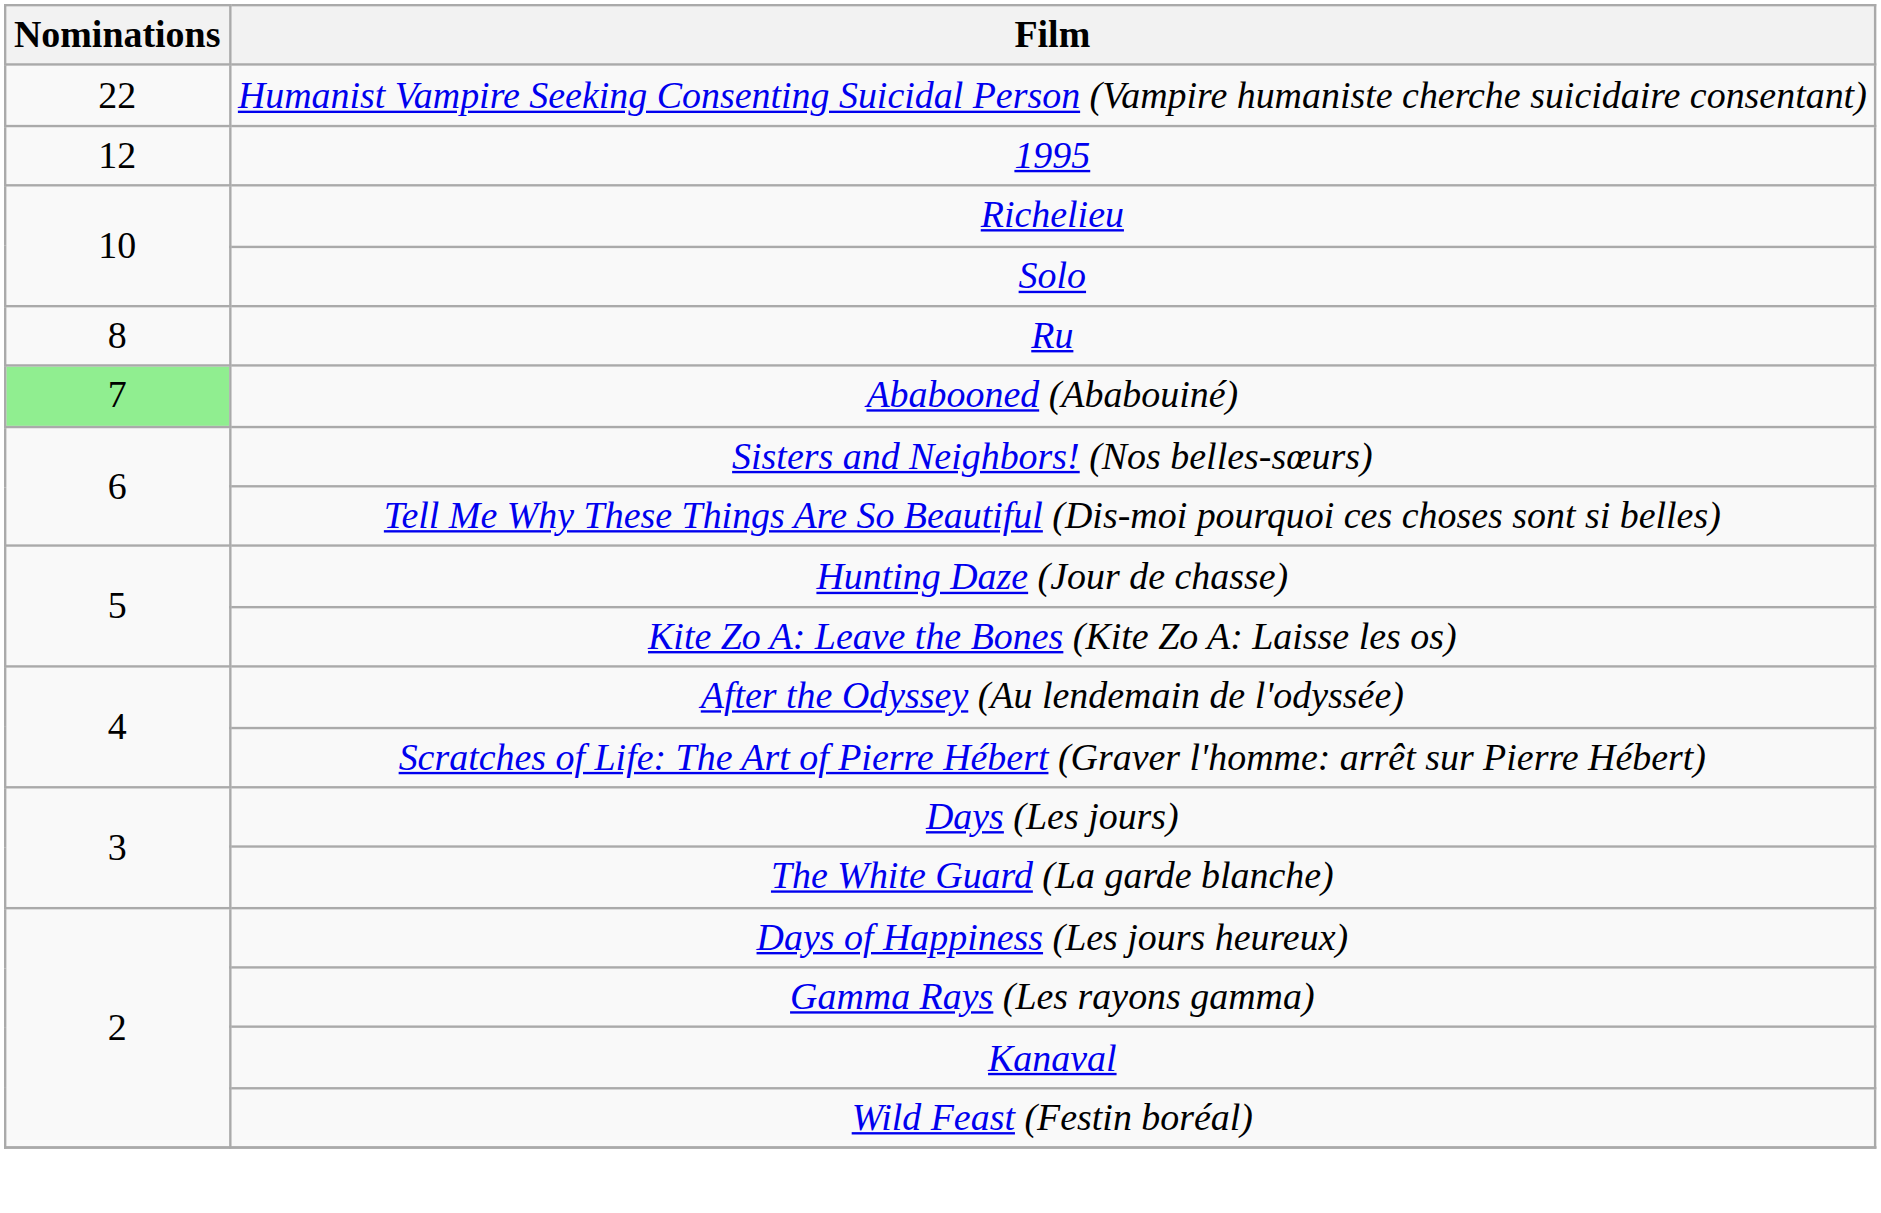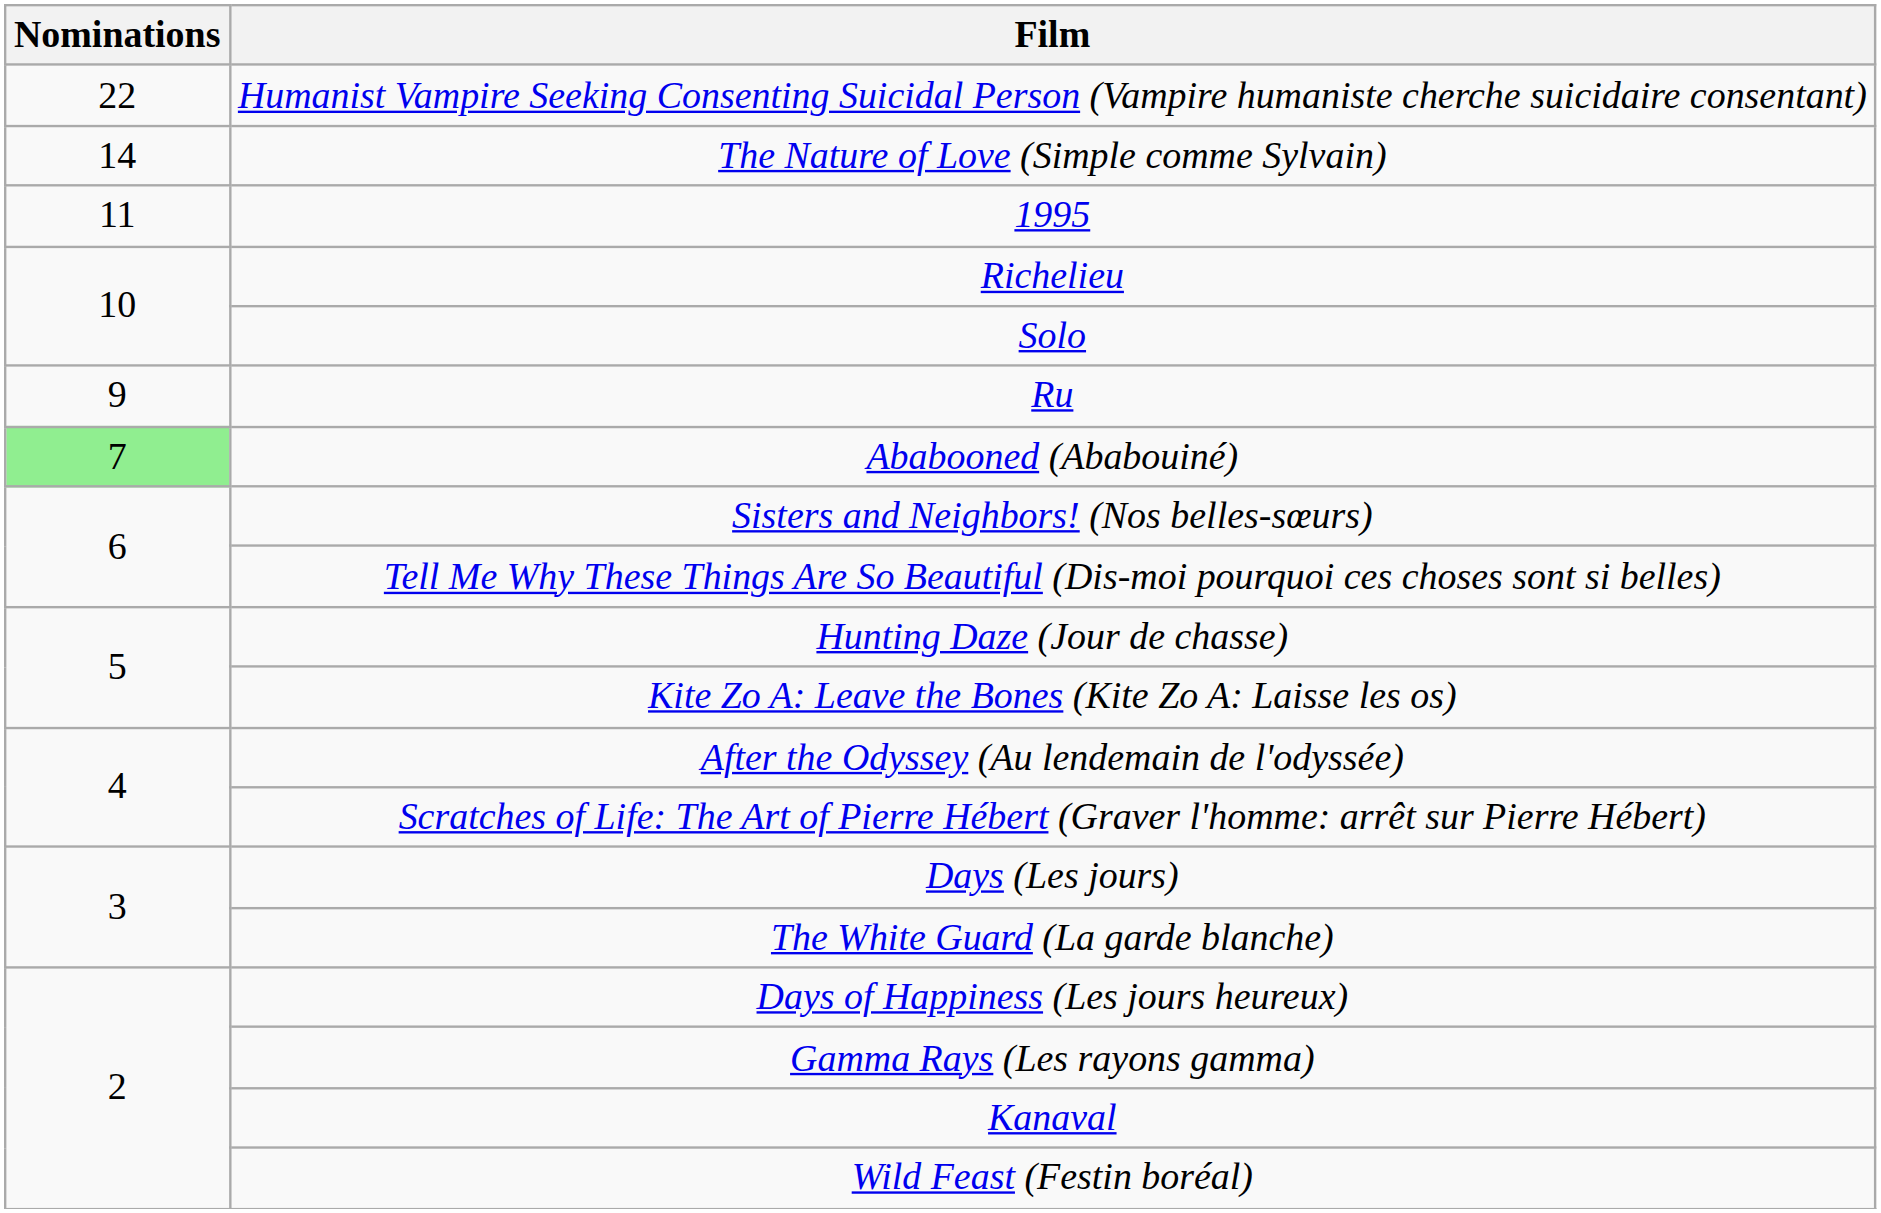+ row: (1052, 154)
(117, 154) 12 -> (117, 214) 11
(117, 335) 8 -> (117, 395) 9
